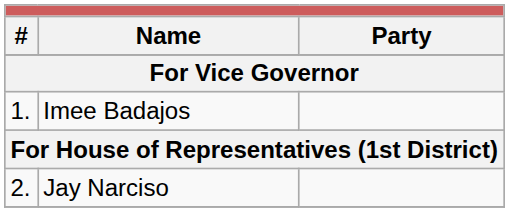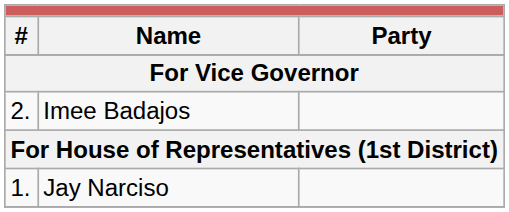(21, 111) 1. -> (21, 111) 2.
(21, 187) 2. -> (21, 187) 1.
